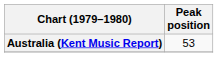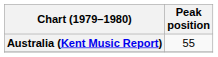(189, 43) 53 -> (189, 43) 55
